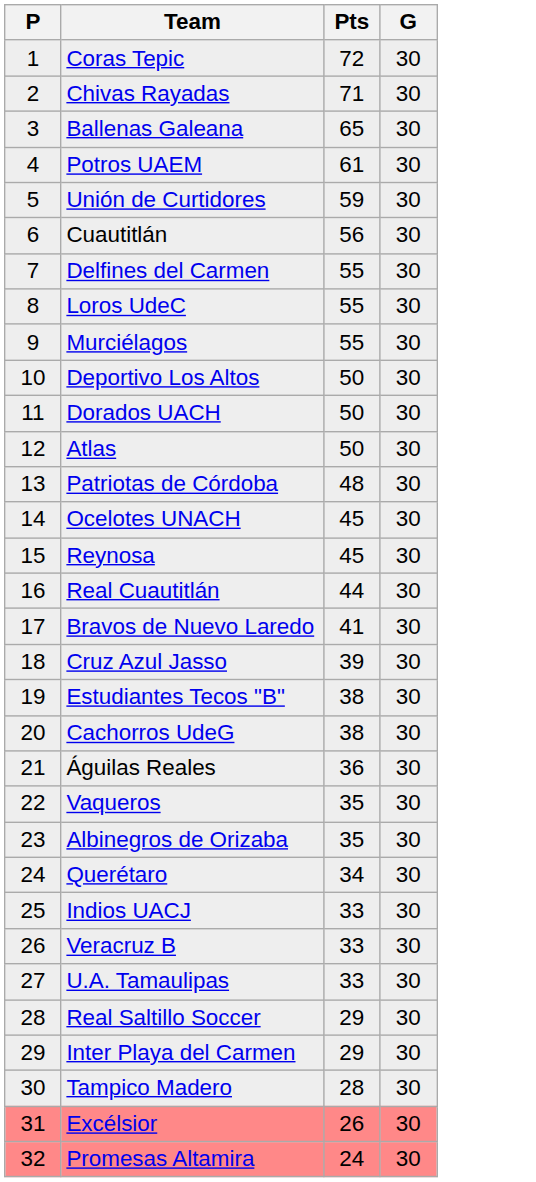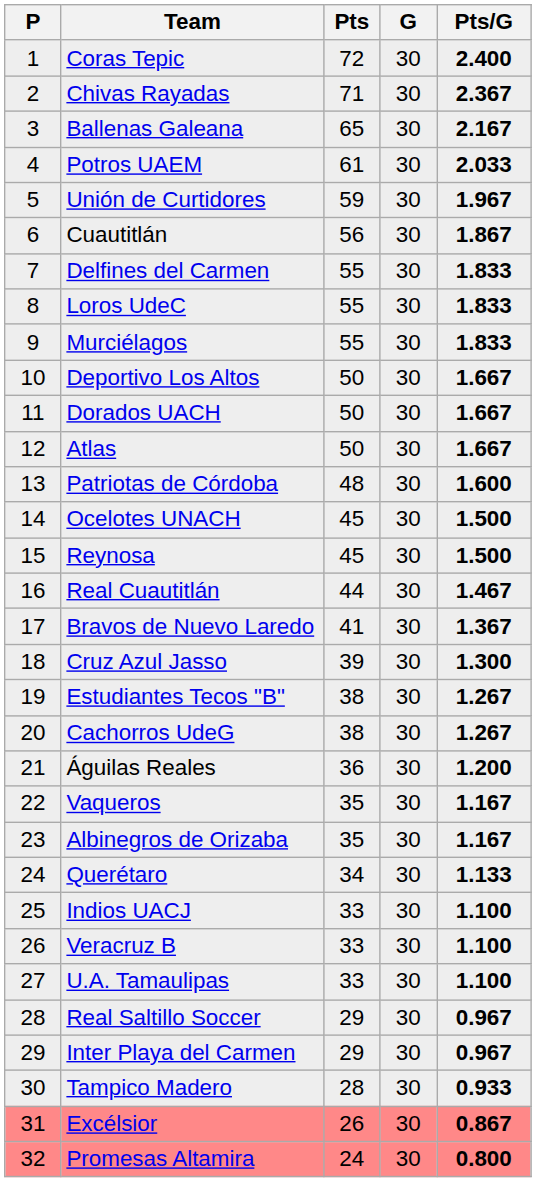+ column: (484, 22)
